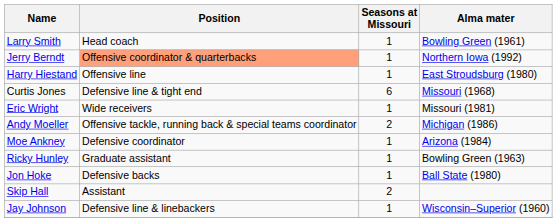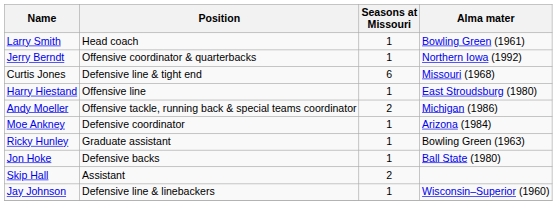(169, 58) lightsalmon background -> (169, 58) no background
rows swapped: (36, 91) <-> (42, 74)
- row: (32, 108)
